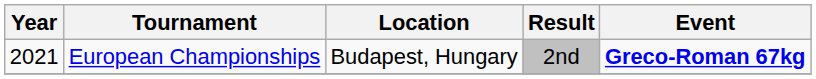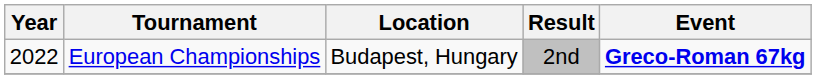(34, 57) 2021 -> (34, 57) 2022
